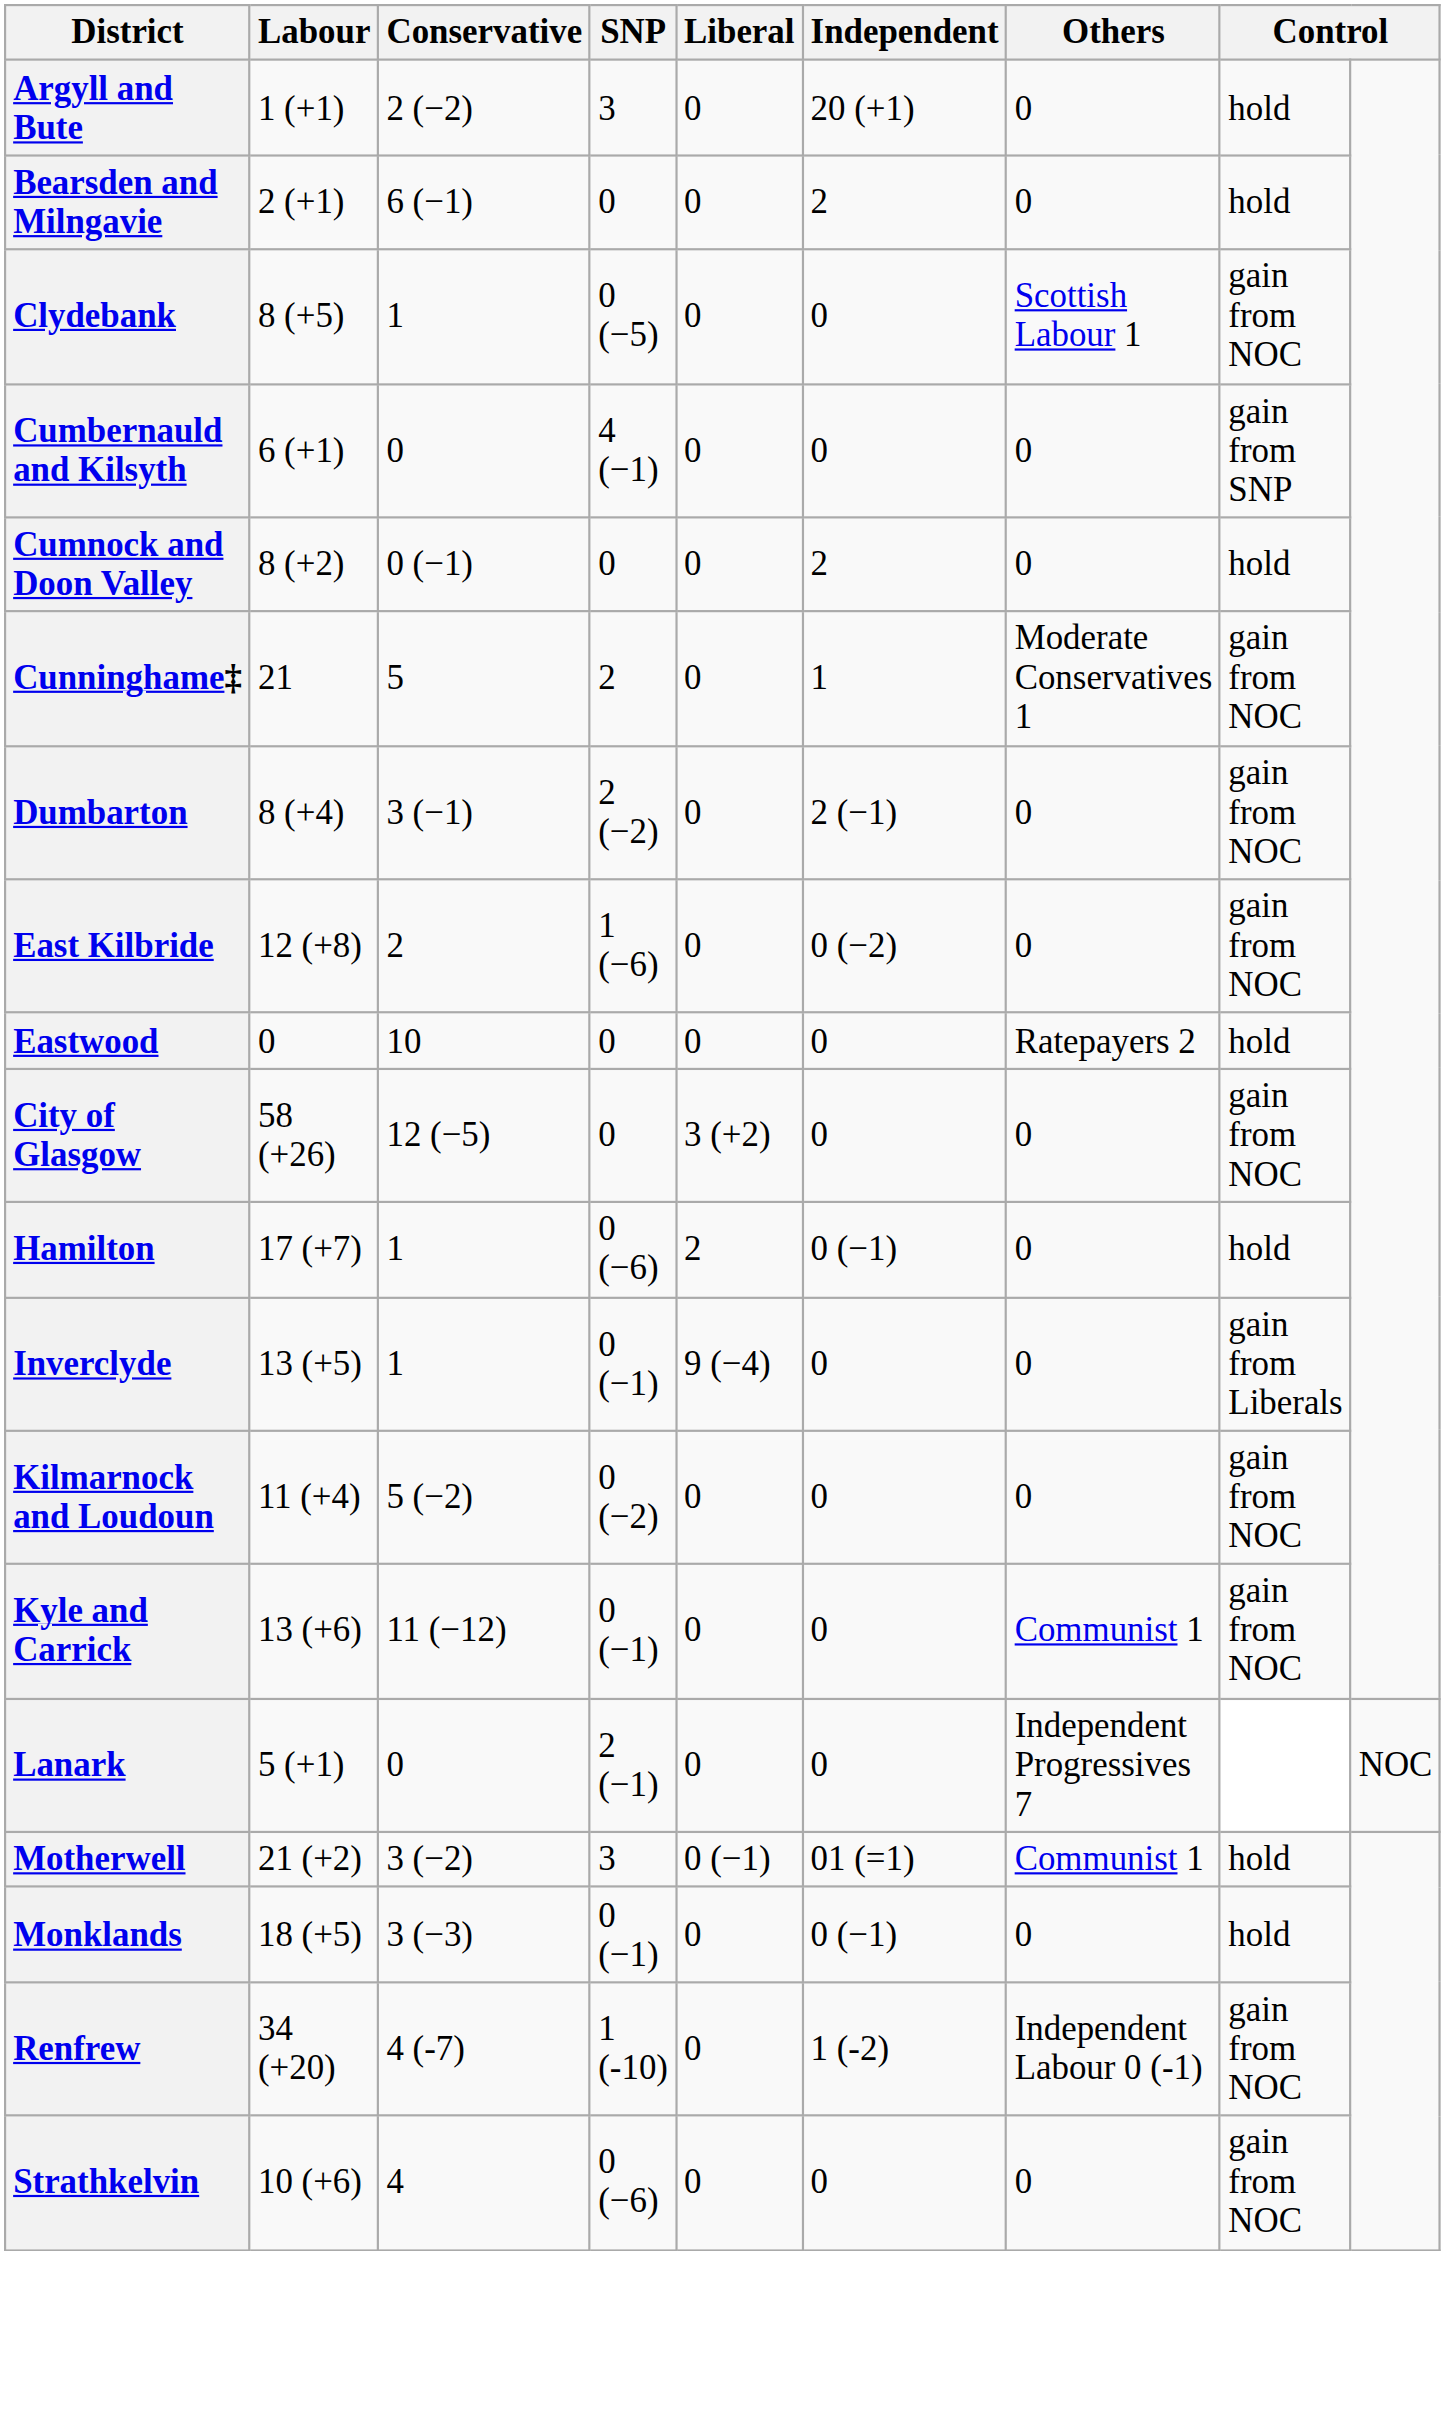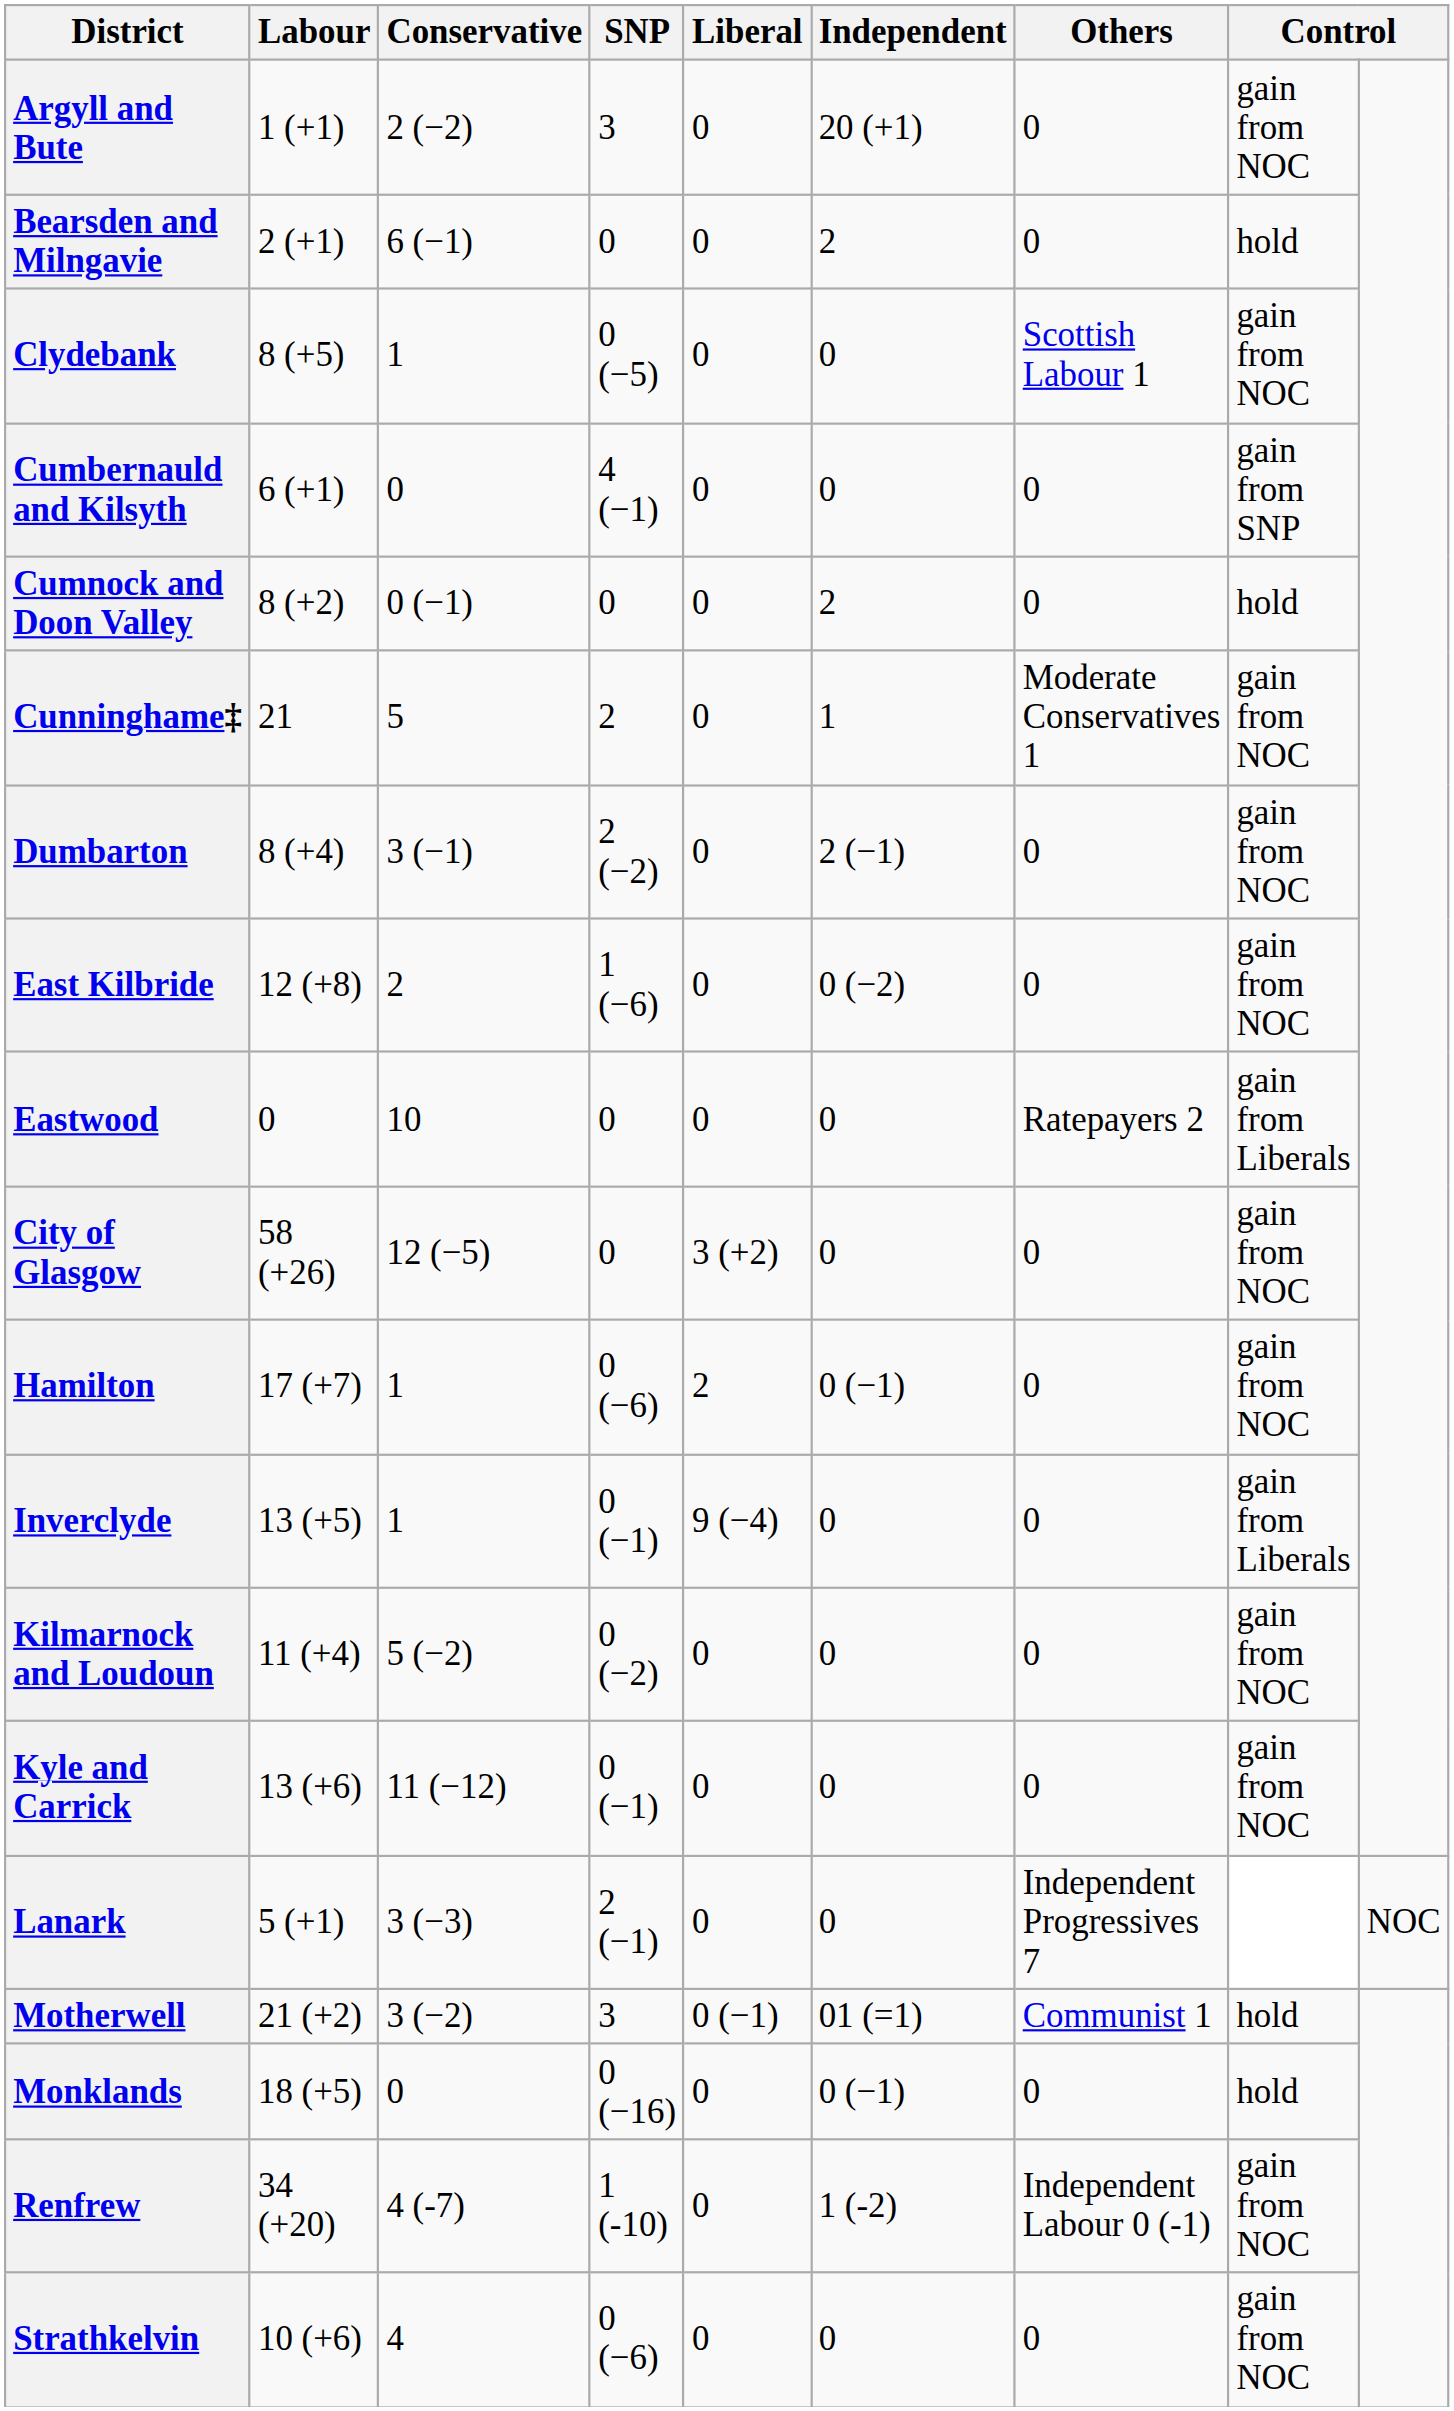(1259, 107) hold -> (1273, 126) gain from NOC
(1259, 1040) hold -> (1294, 1118) gain from Liberals
(1259, 1248) hold -> (1273, 1386) gain from NOC
(1109, 1630) Communist 1 -> (1031, 1787) 0
(395, 1764) 0 -> (430, 1921) 3 (−3)
(430, 1933) 3 (−3) -> (395, 2090) 0
(628, 1933) 0 (−1) -> (637, 2090) 0 (−16)
